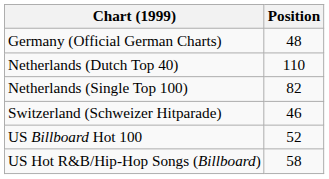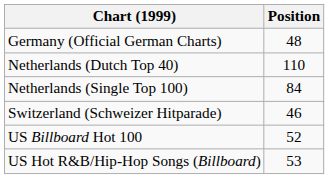(294, 88) 82 -> (294, 88) 84
(294, 161) 58 -> (294, 161) 53
